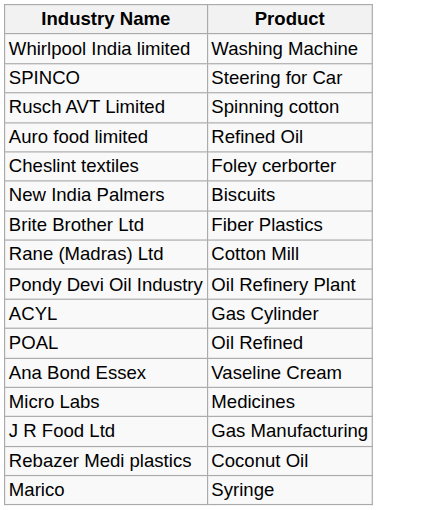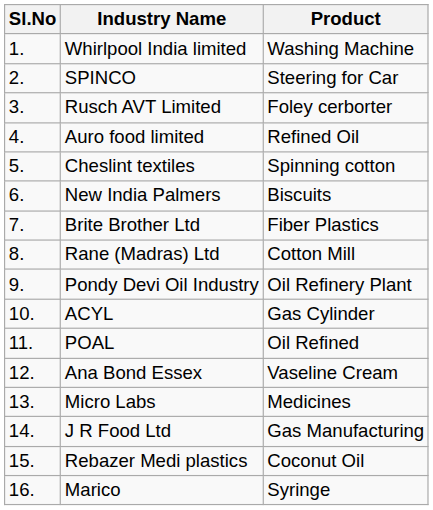+ column: (33, 19)
(275, 107) Spinning cotton -> (330, 107) Foley cerborter
(274, 166) Foley cerborter -> (331, 166) Spinning cotton
